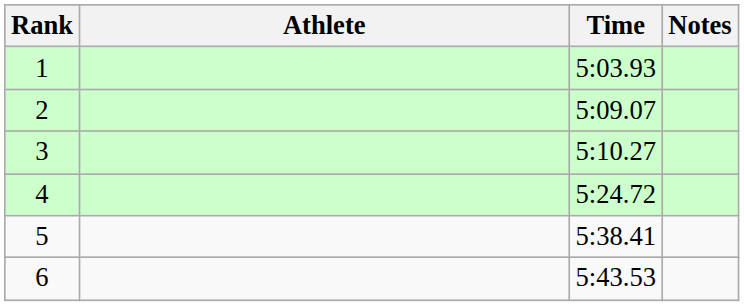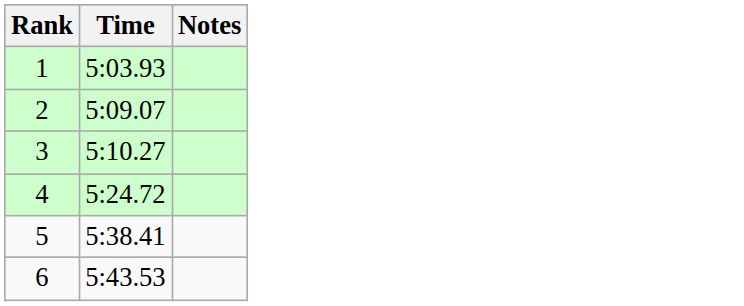- column: (324, 25)
